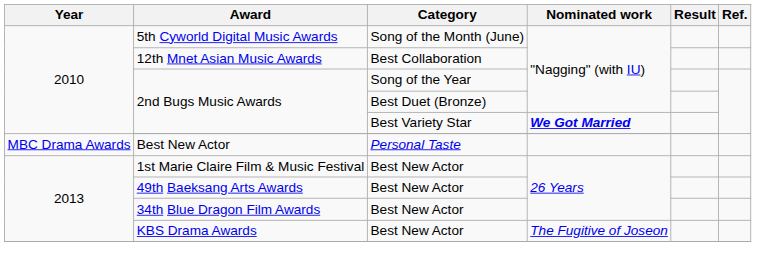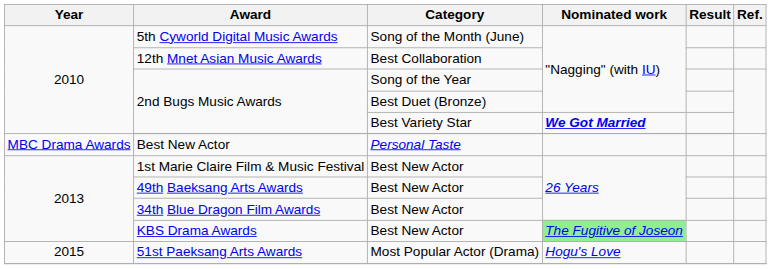(599, 230) no background -> (614, 230) lightgreen background
+ row: (219, 252)
